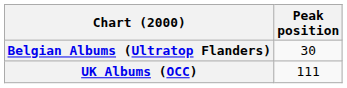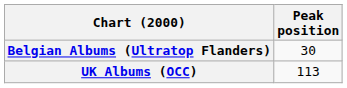(308, 72) 111 -> (308, 72) 113
